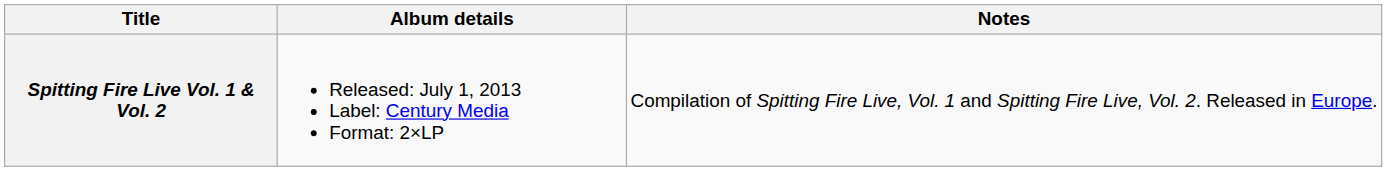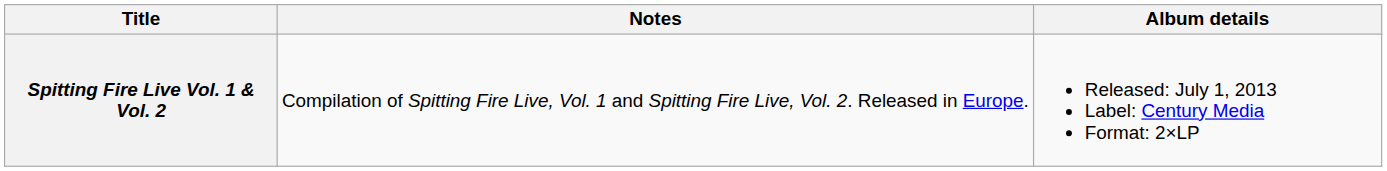columns swapped: (452, 19) <-> (1004, 19)
